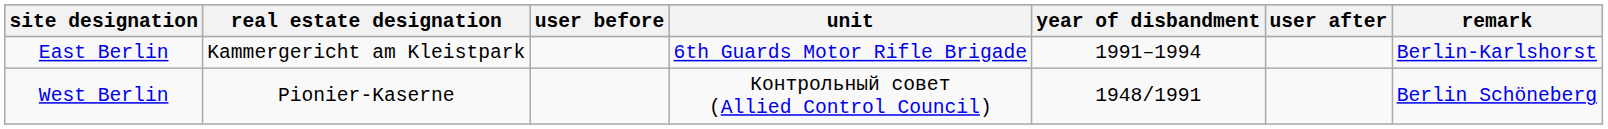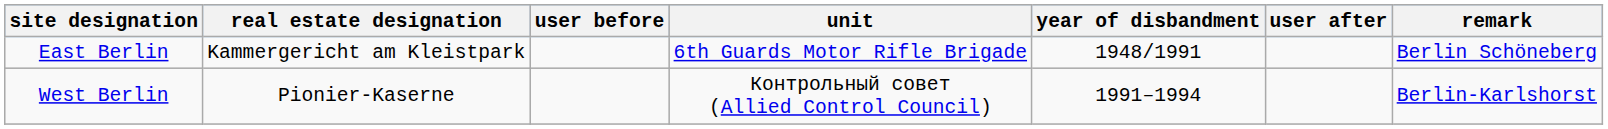(1148, 53) 1991–1994 -> (1148, 53) 1948/1991
(1497, 53) Berlin-Karlshorst -> (1497, 53) Berlin Schöneberg
(1148, 96) 1948/1991 -> (1148, 96) 1991–1994
(1497, 96) Berlin Schöneberg -> (1497, 96) Berlin-Karlshorst
